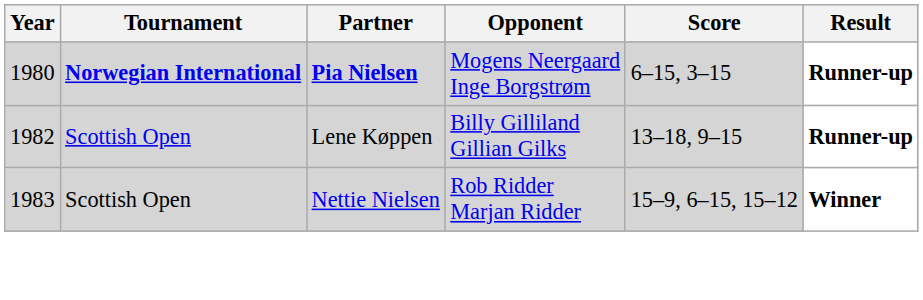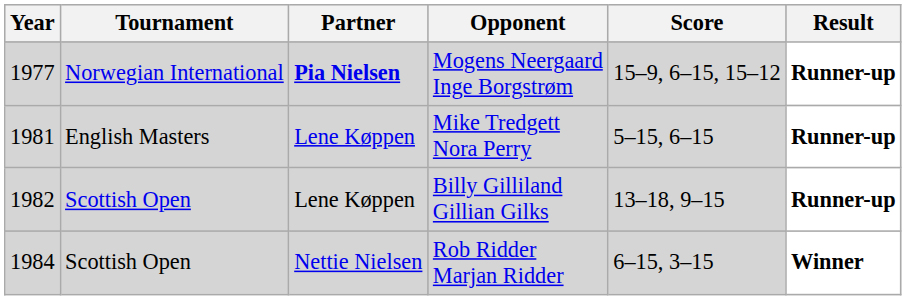(32, 73) 1980 -> (32, 73) 1977
(183, 73) bold -> (174, 73) normal
(681, 73) 6–15, 3–15 -> (697, 73) 15–9, 6–15, 15–12
+ row: (496, 136)
(32, 199) 1983 -> (32, 262) 1984
(714, 199) 15–9, 6–15, 15–12 -> (663, 262) 6–15, 3–15
